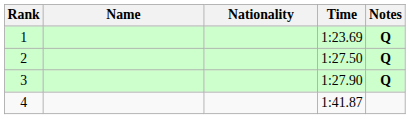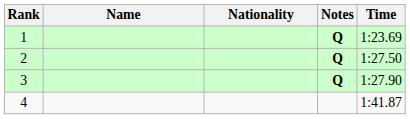columns swapped: (342, 15) <-> (386, 15)
